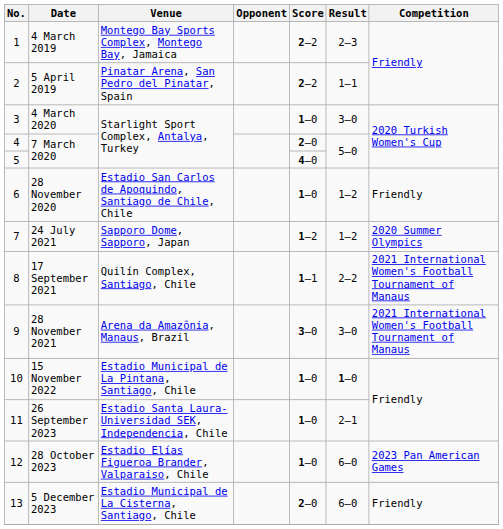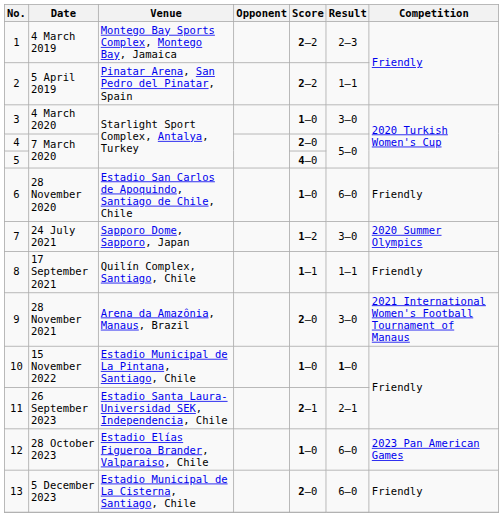(348, 195) 1–2 -> (348, 195) 6–0
(348, 236) 1–2 -> (348, 236) 3–0
(348, 278) 2–2 -> (348, 272) 1–1
(429, 278) 2021 International Women's Football Tournament of Manaus -> (397, 272) Friendly
(308, 331) 3–0 -> (308, 319) 2–0
(308, 420) 1–0 -> (308, 408) 2–1
